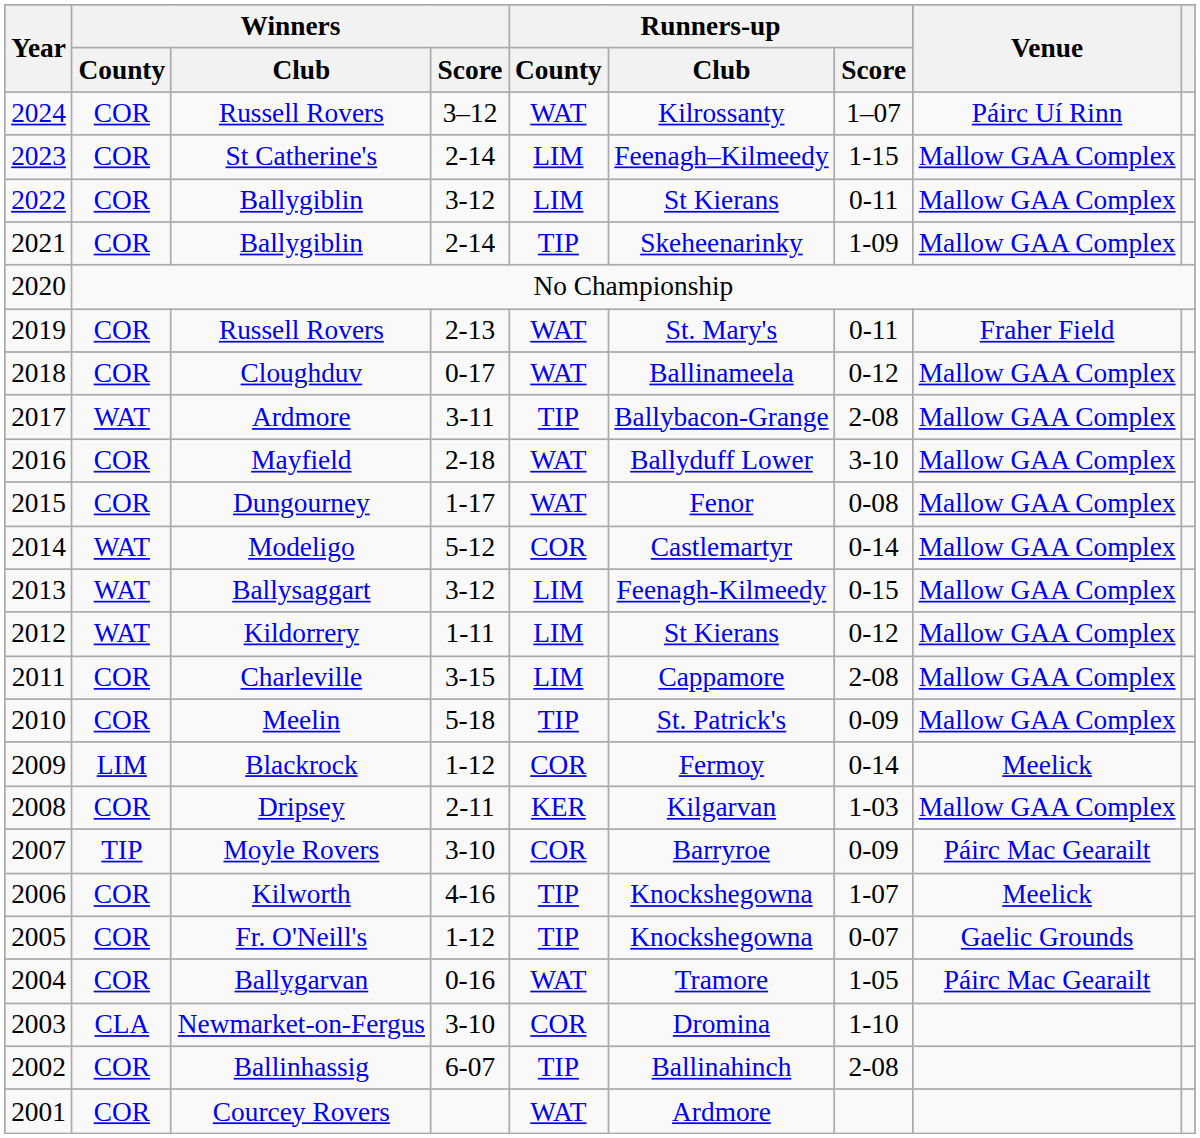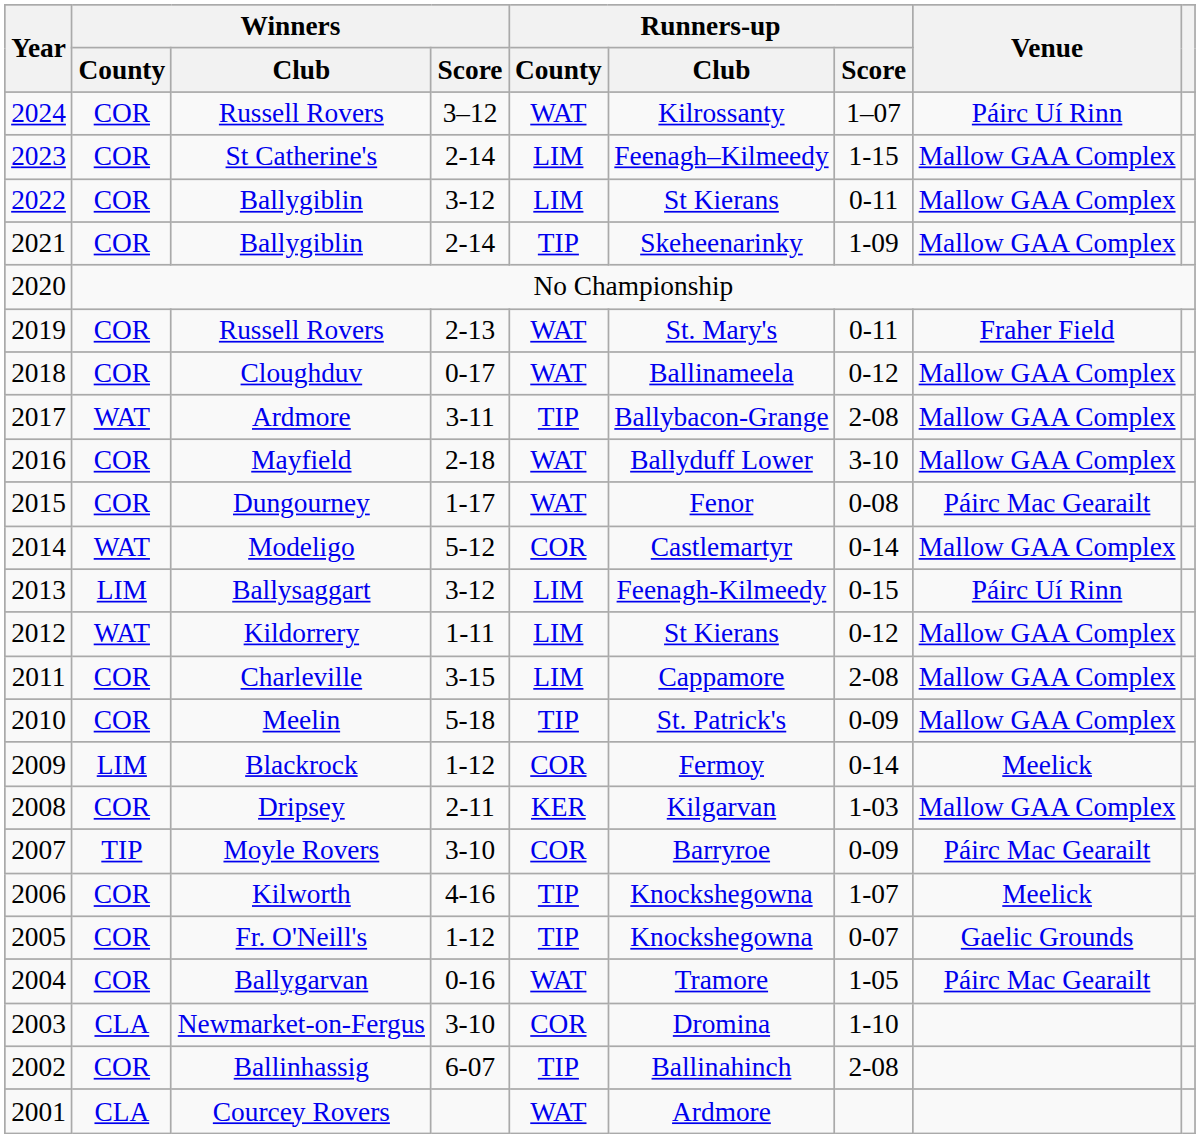(1047, 503) Mallow GAA Complex -> (1047, 503) Páirc Mac Gearailt
(122, 590) WAT -> (122, 590) LIM
(1047, 590) Mallow GAA Complex -> (1047, 590) Páirc Uí Rinn
(122, 1110) COR -> (122, 1110) CLA
